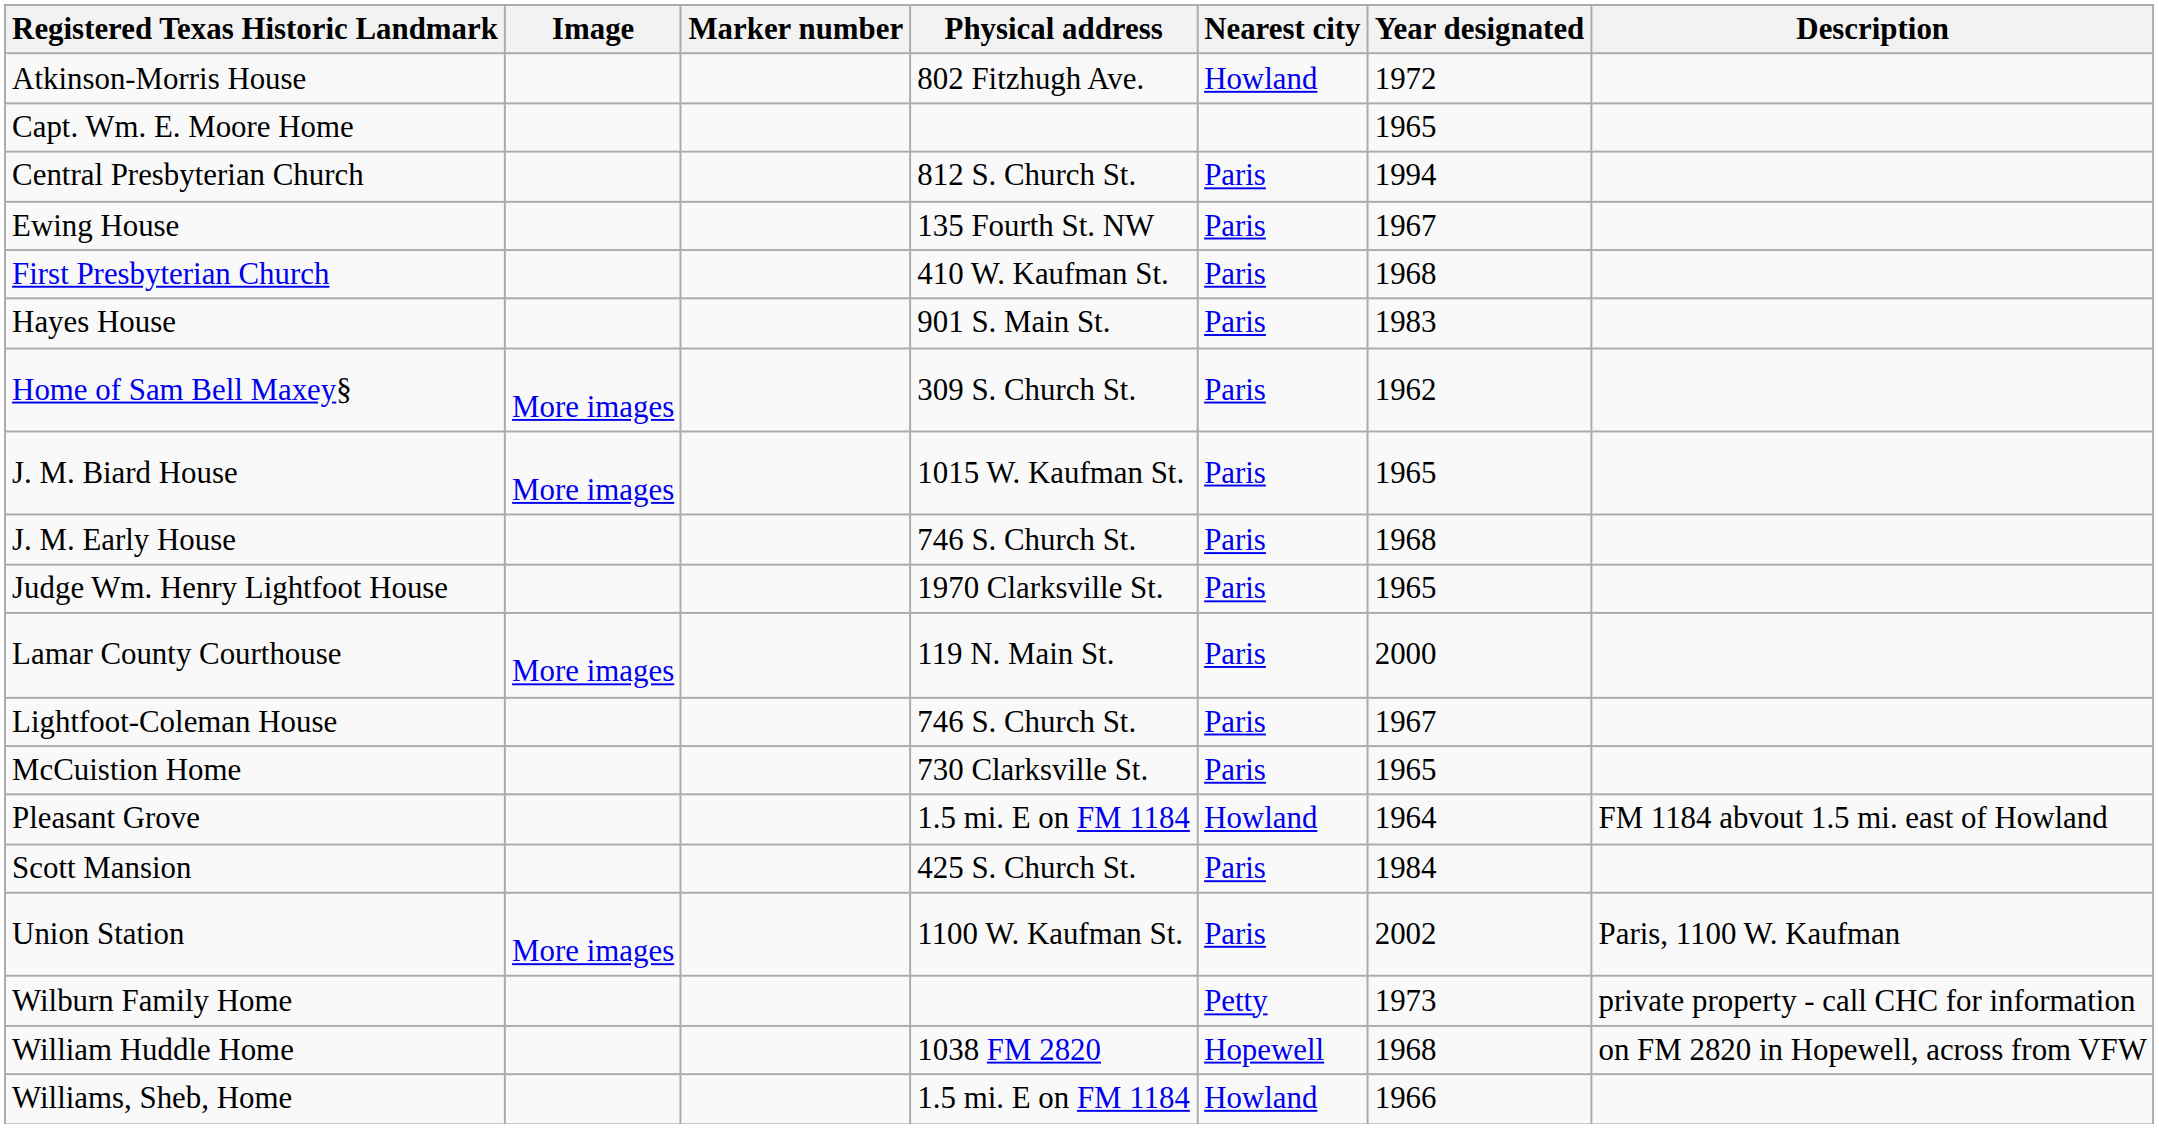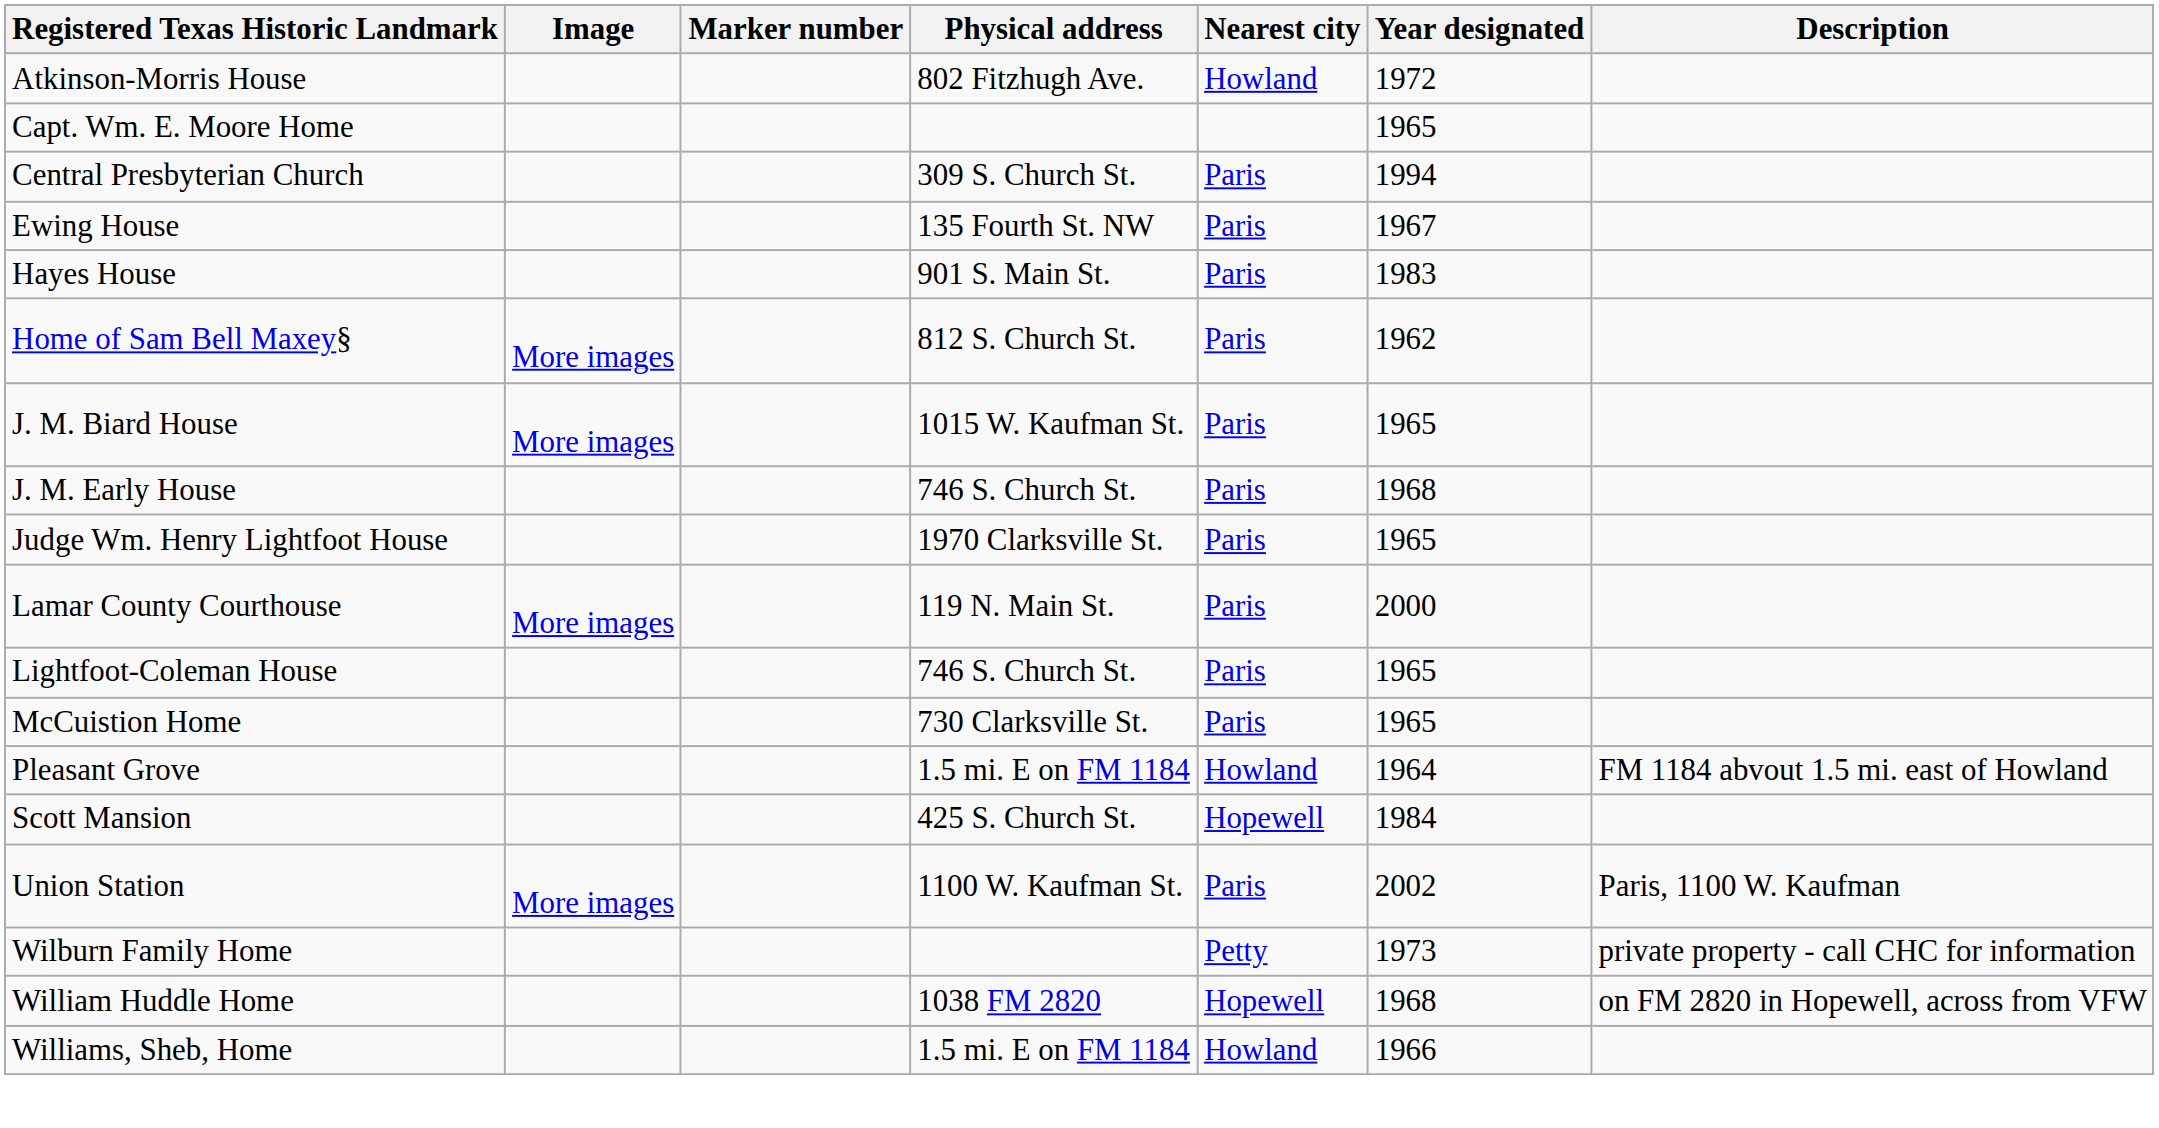(1027, 175) 812 S. Church St. -> (1027, 175) 309 S. Church St.
- row: (171, 273)
(1027, 389) 309 S. Church St. -> (1027, 340) 812 S. Church St.
(1406, 720) 1967 -> (1406, 671) 1965
(1235, 867) Paris -> (1264, 818) Hopewell
